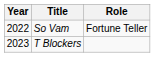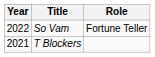(18, 44) 2023 -> (18, 44) 2021
